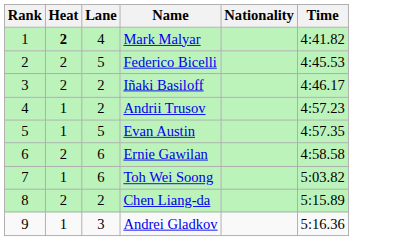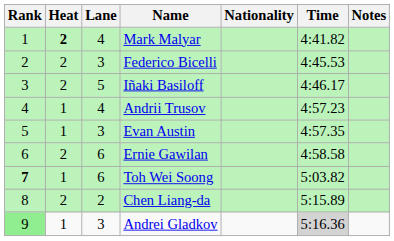+ column: (369, 16)
(101, 62) 5 -> (101, 62) 3
(101, 85) 2 -> (101, 85) 5
(101, 108) 2 -> (101, 108) 4
(101, 131) 5 -> (101, 131) 3
(25, 177) normal -> (25, 177) bold
(25, 223) no background -> (25, 223) lightgreen background
(323, 223) no background -> (323, 223) lightgrey background
